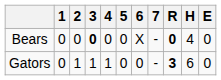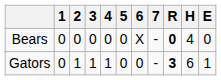(93, 40) bold -> (93, 40) normal
(207, 63) 0 -> (207, 63) 1
